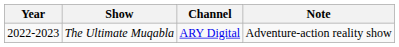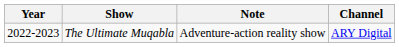columns swapped: (210, 14) <-> (319, 14)
